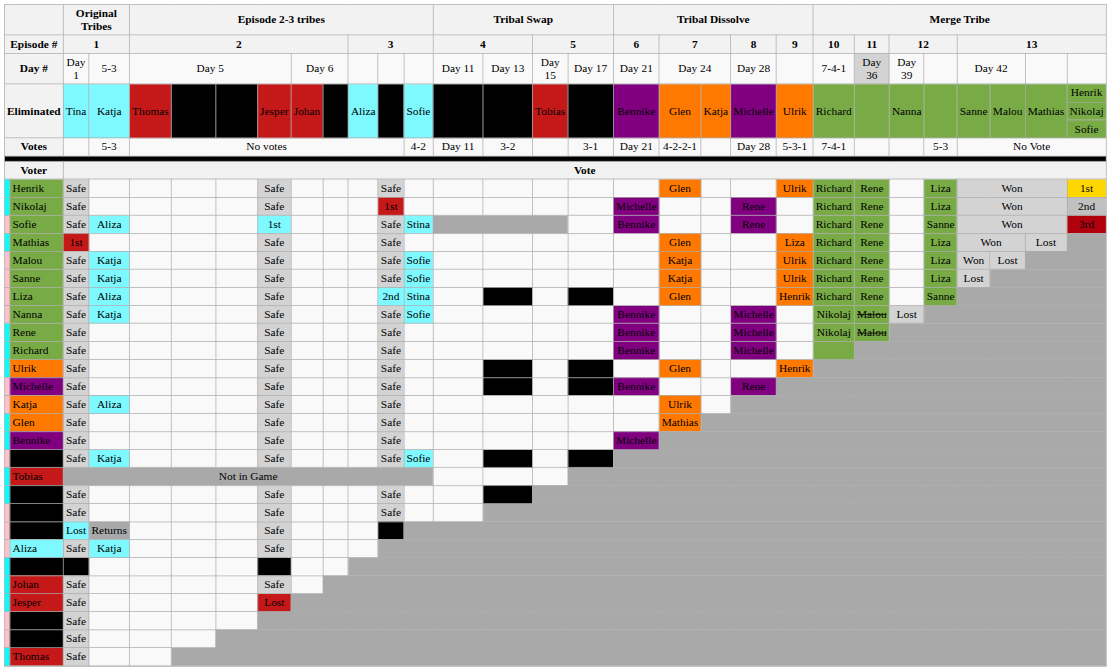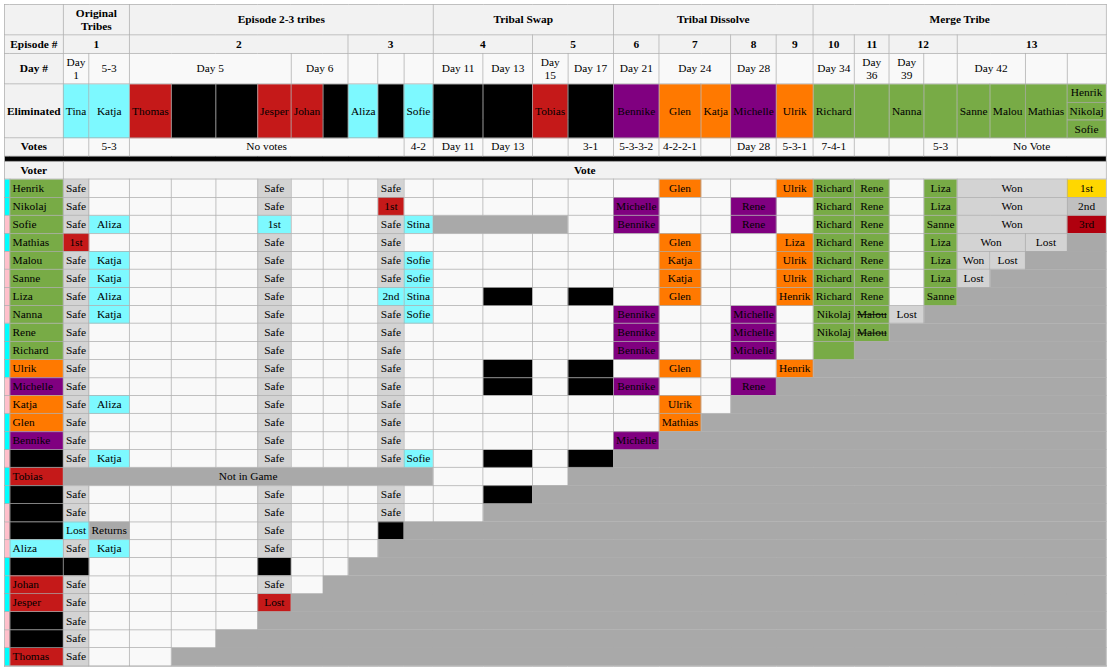(834, 68) 7-4-1 -> (834, 68) Day 34
(872, 68) lightgrey background -> (872, 68) no background
(508, 147) 3-2 -> (508, 147) Day 13
(636, 147) Day 21 -> (636, 147) 5-3-3-2
